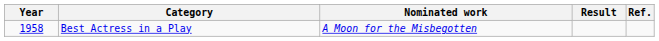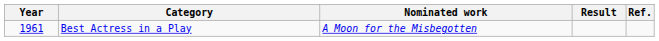(31, 29) 1958 -> (31, 29) 1961
